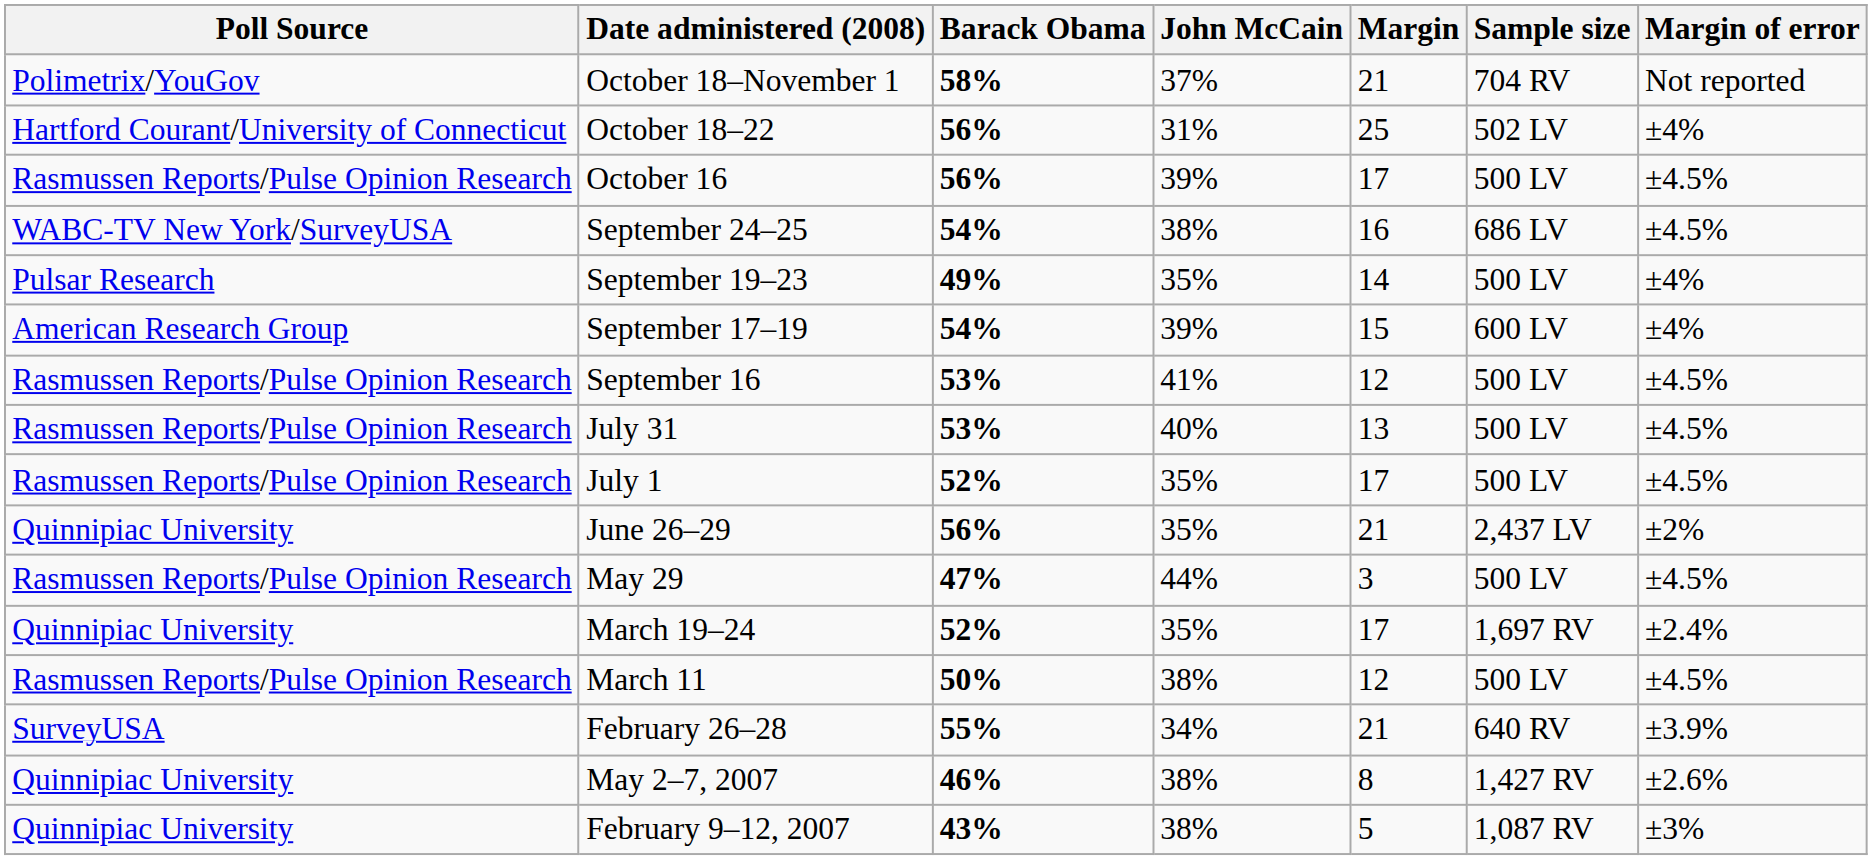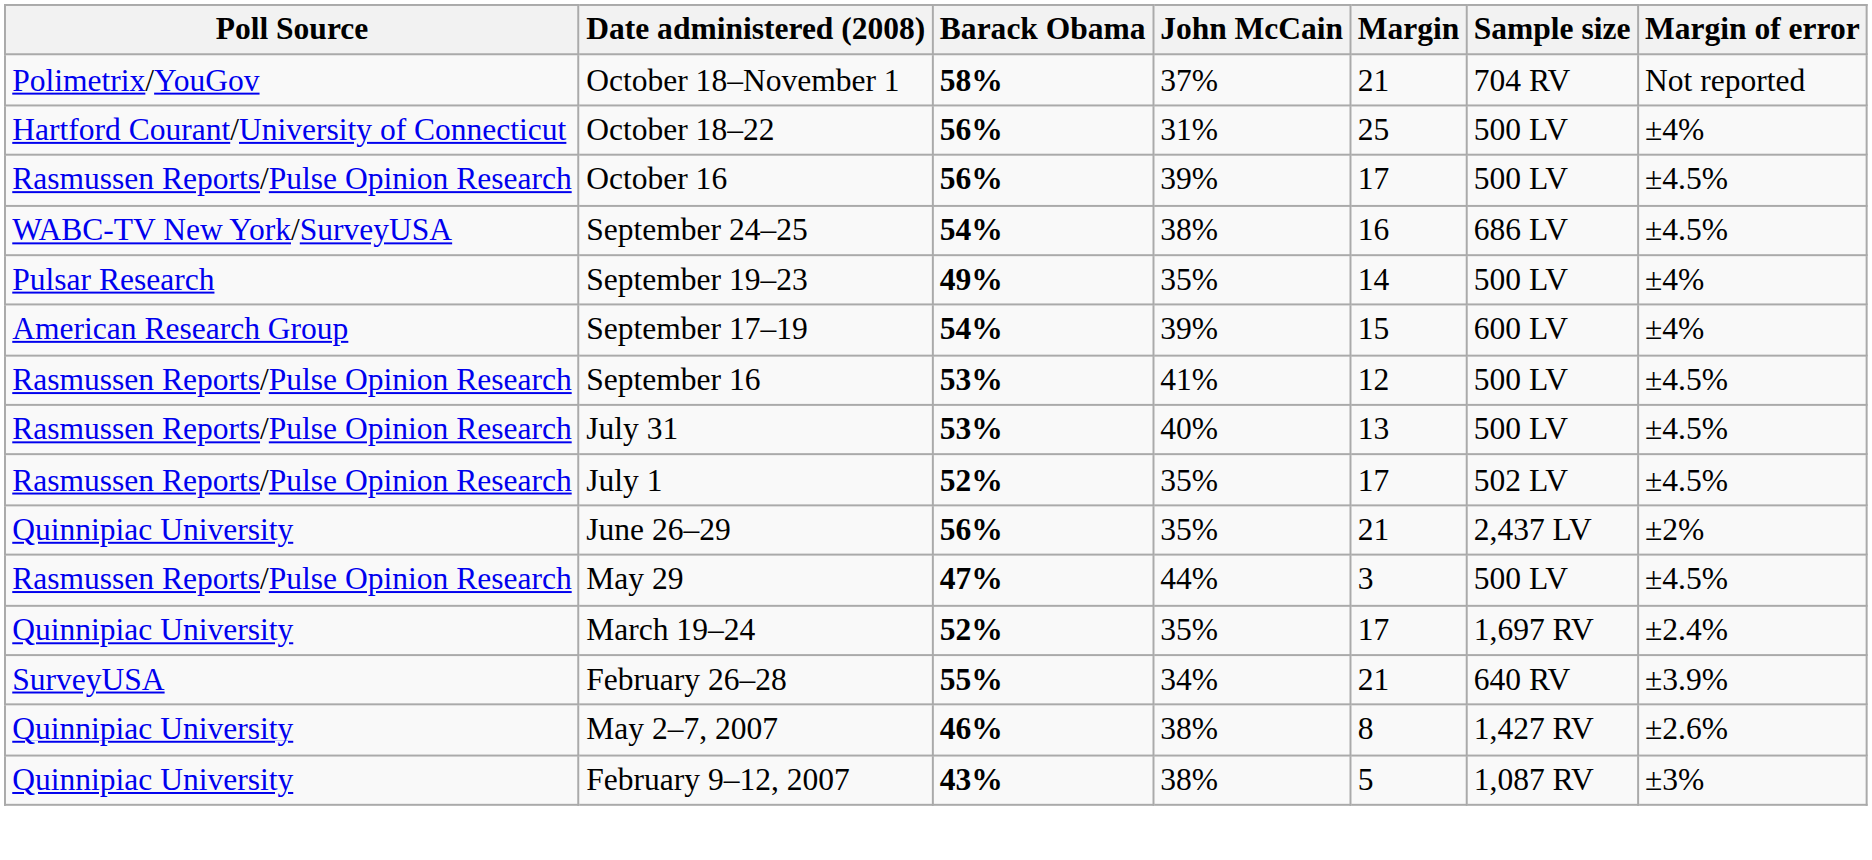(1521, 129) 502 LV -> (1521, 129) 500 LV
(1521, 479) 500 LV -> (1521, 479) 502 LV
- row: (646, 679)
